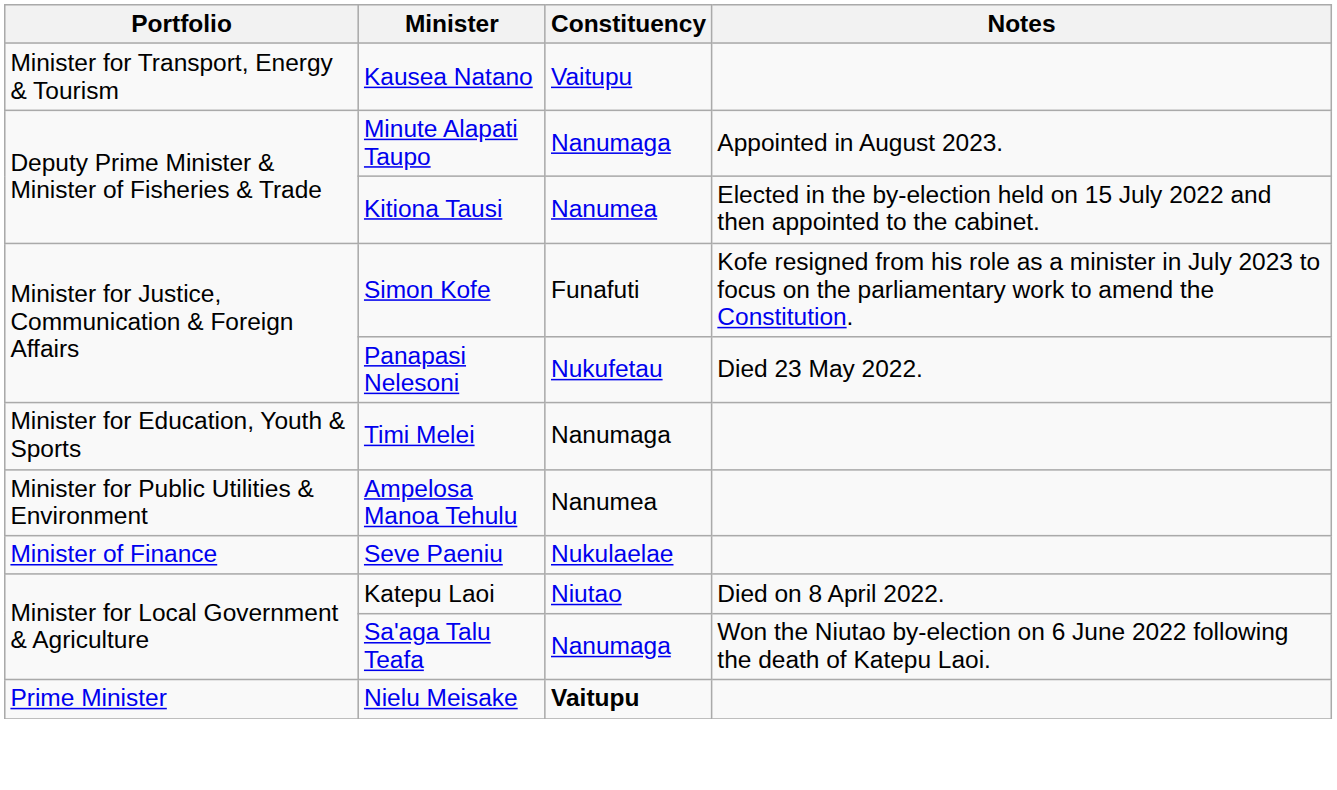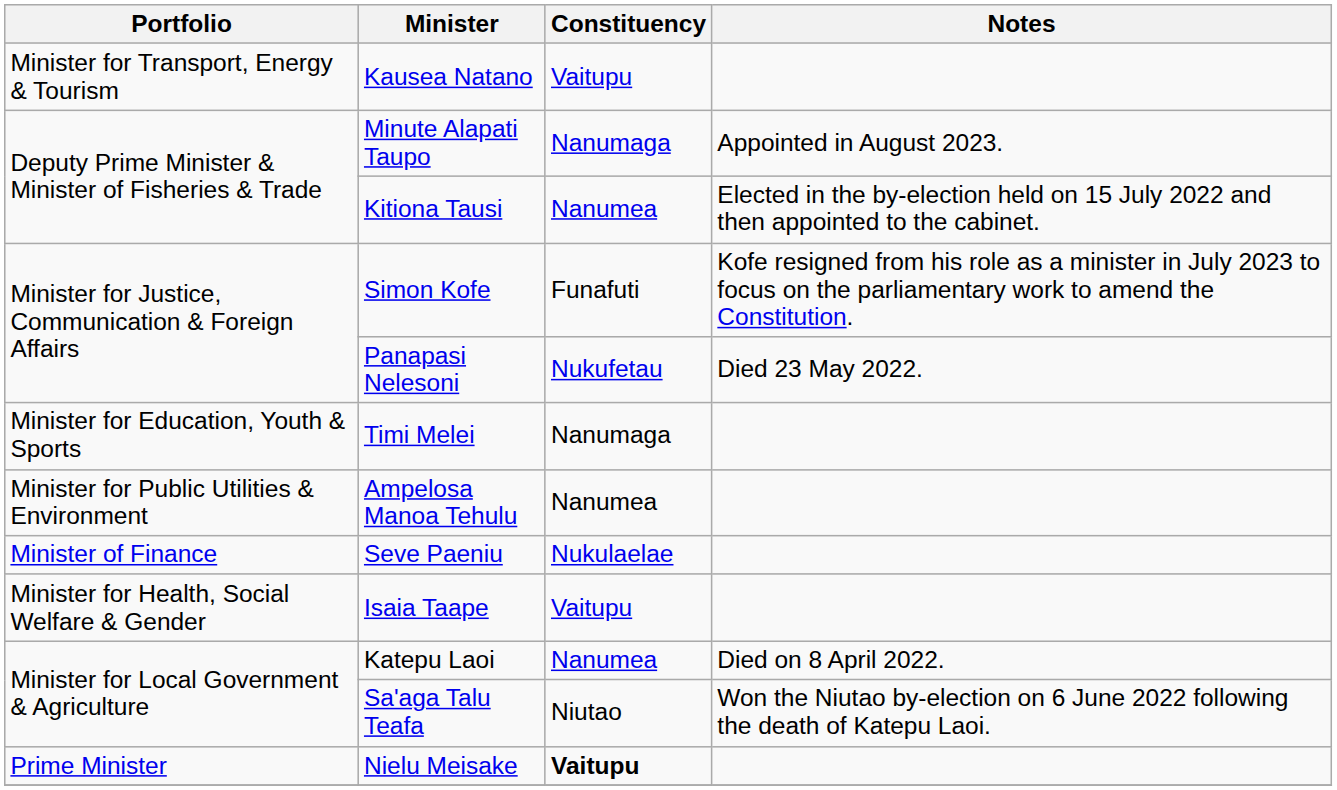+ row: (426, 607)
(586, 593) Niutao -> (604, 660) Nanumea
(611, 646) Nanumaga -> (586, 712) Niutao
